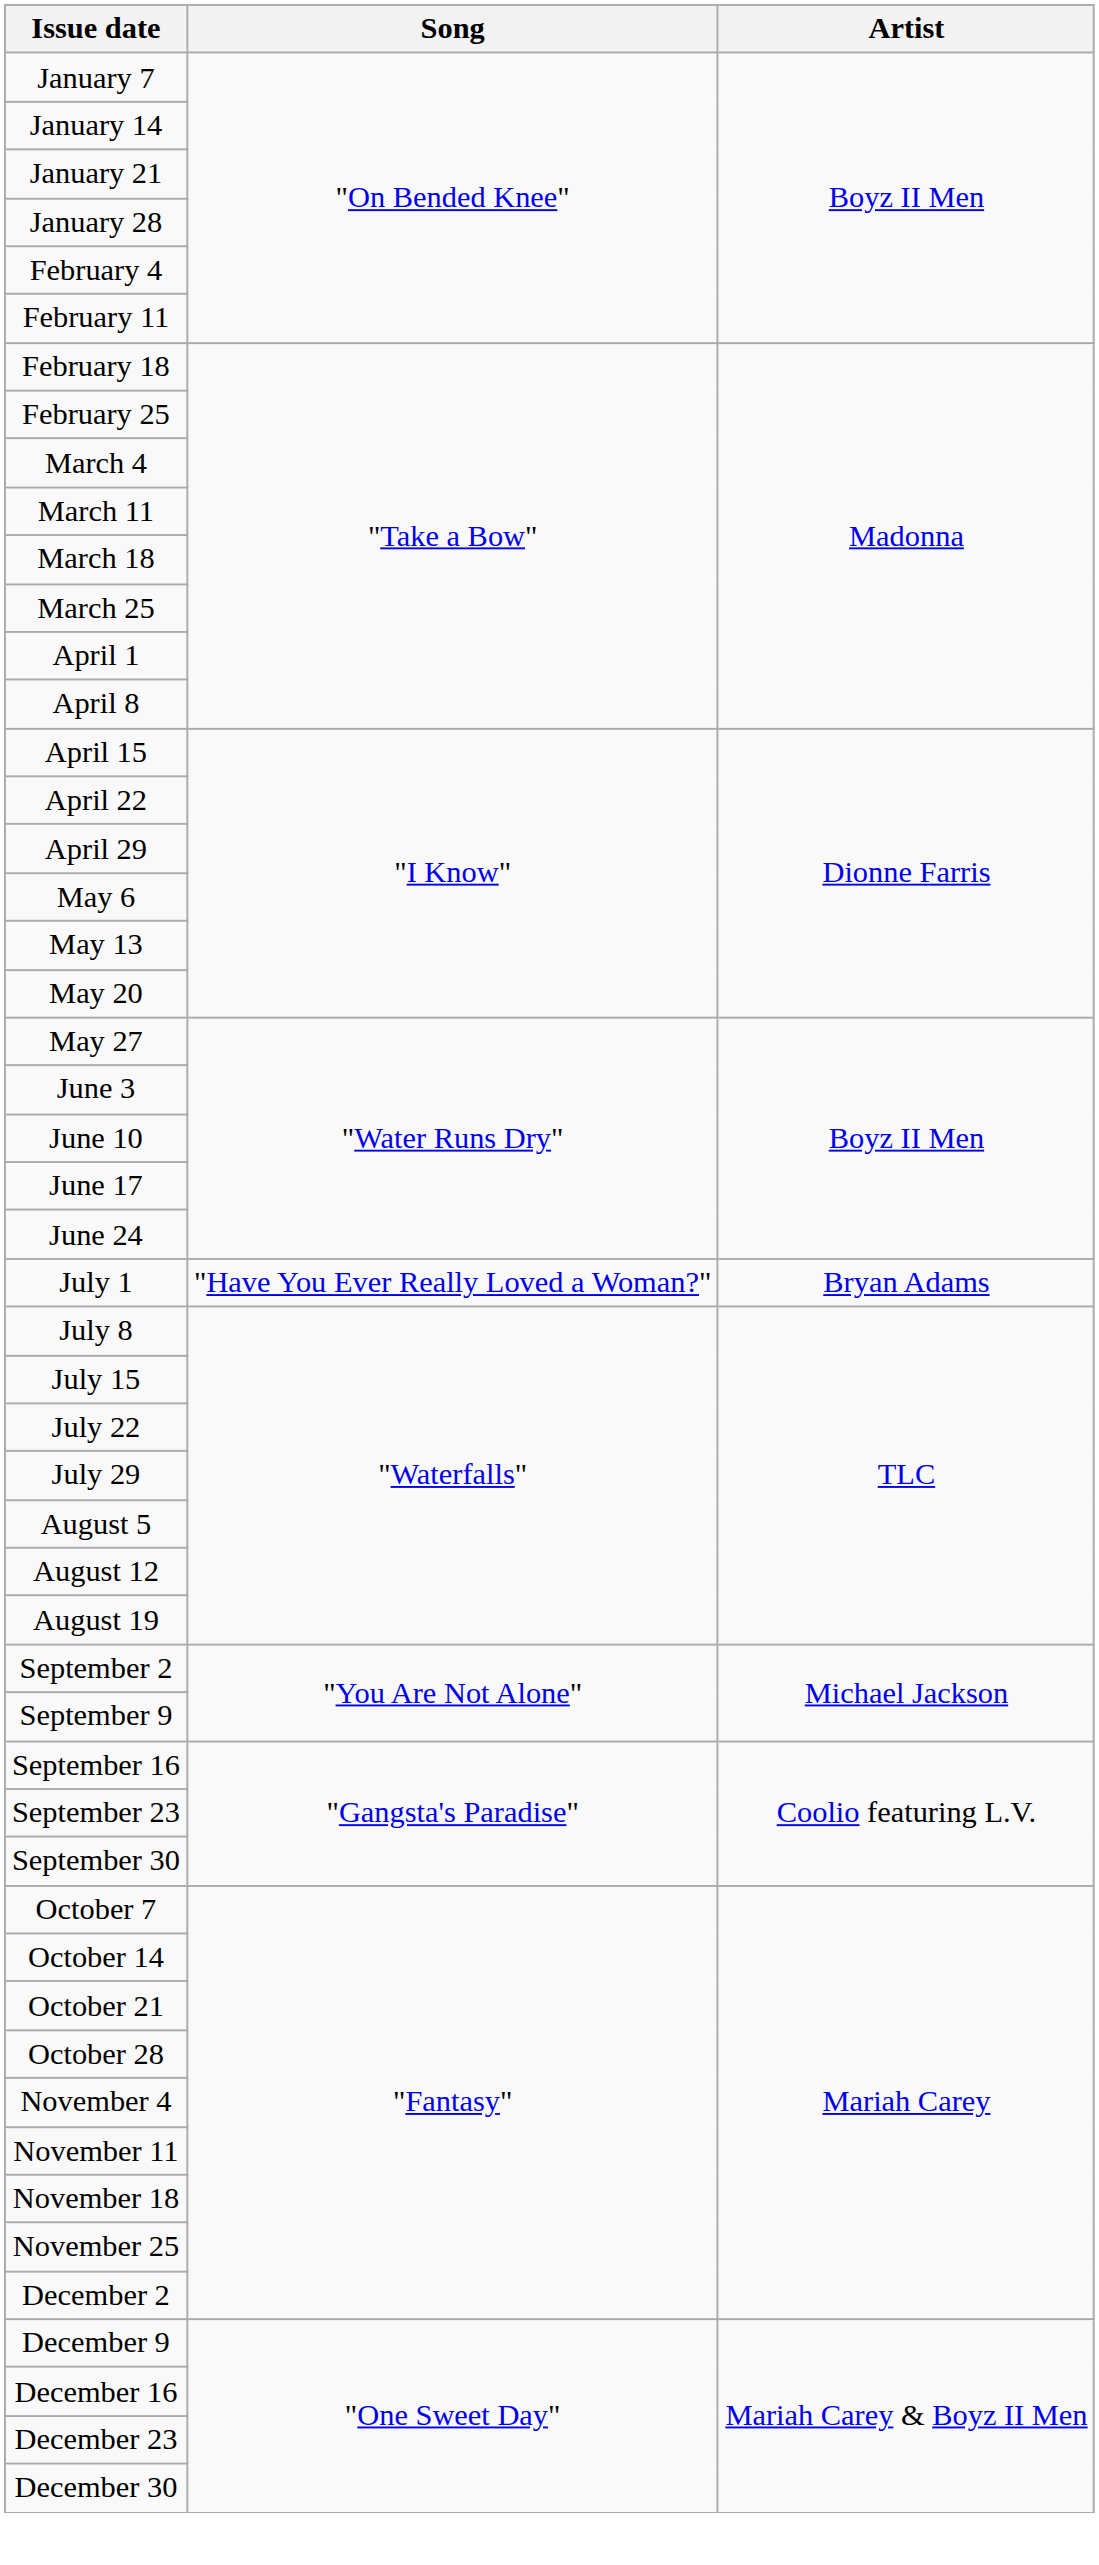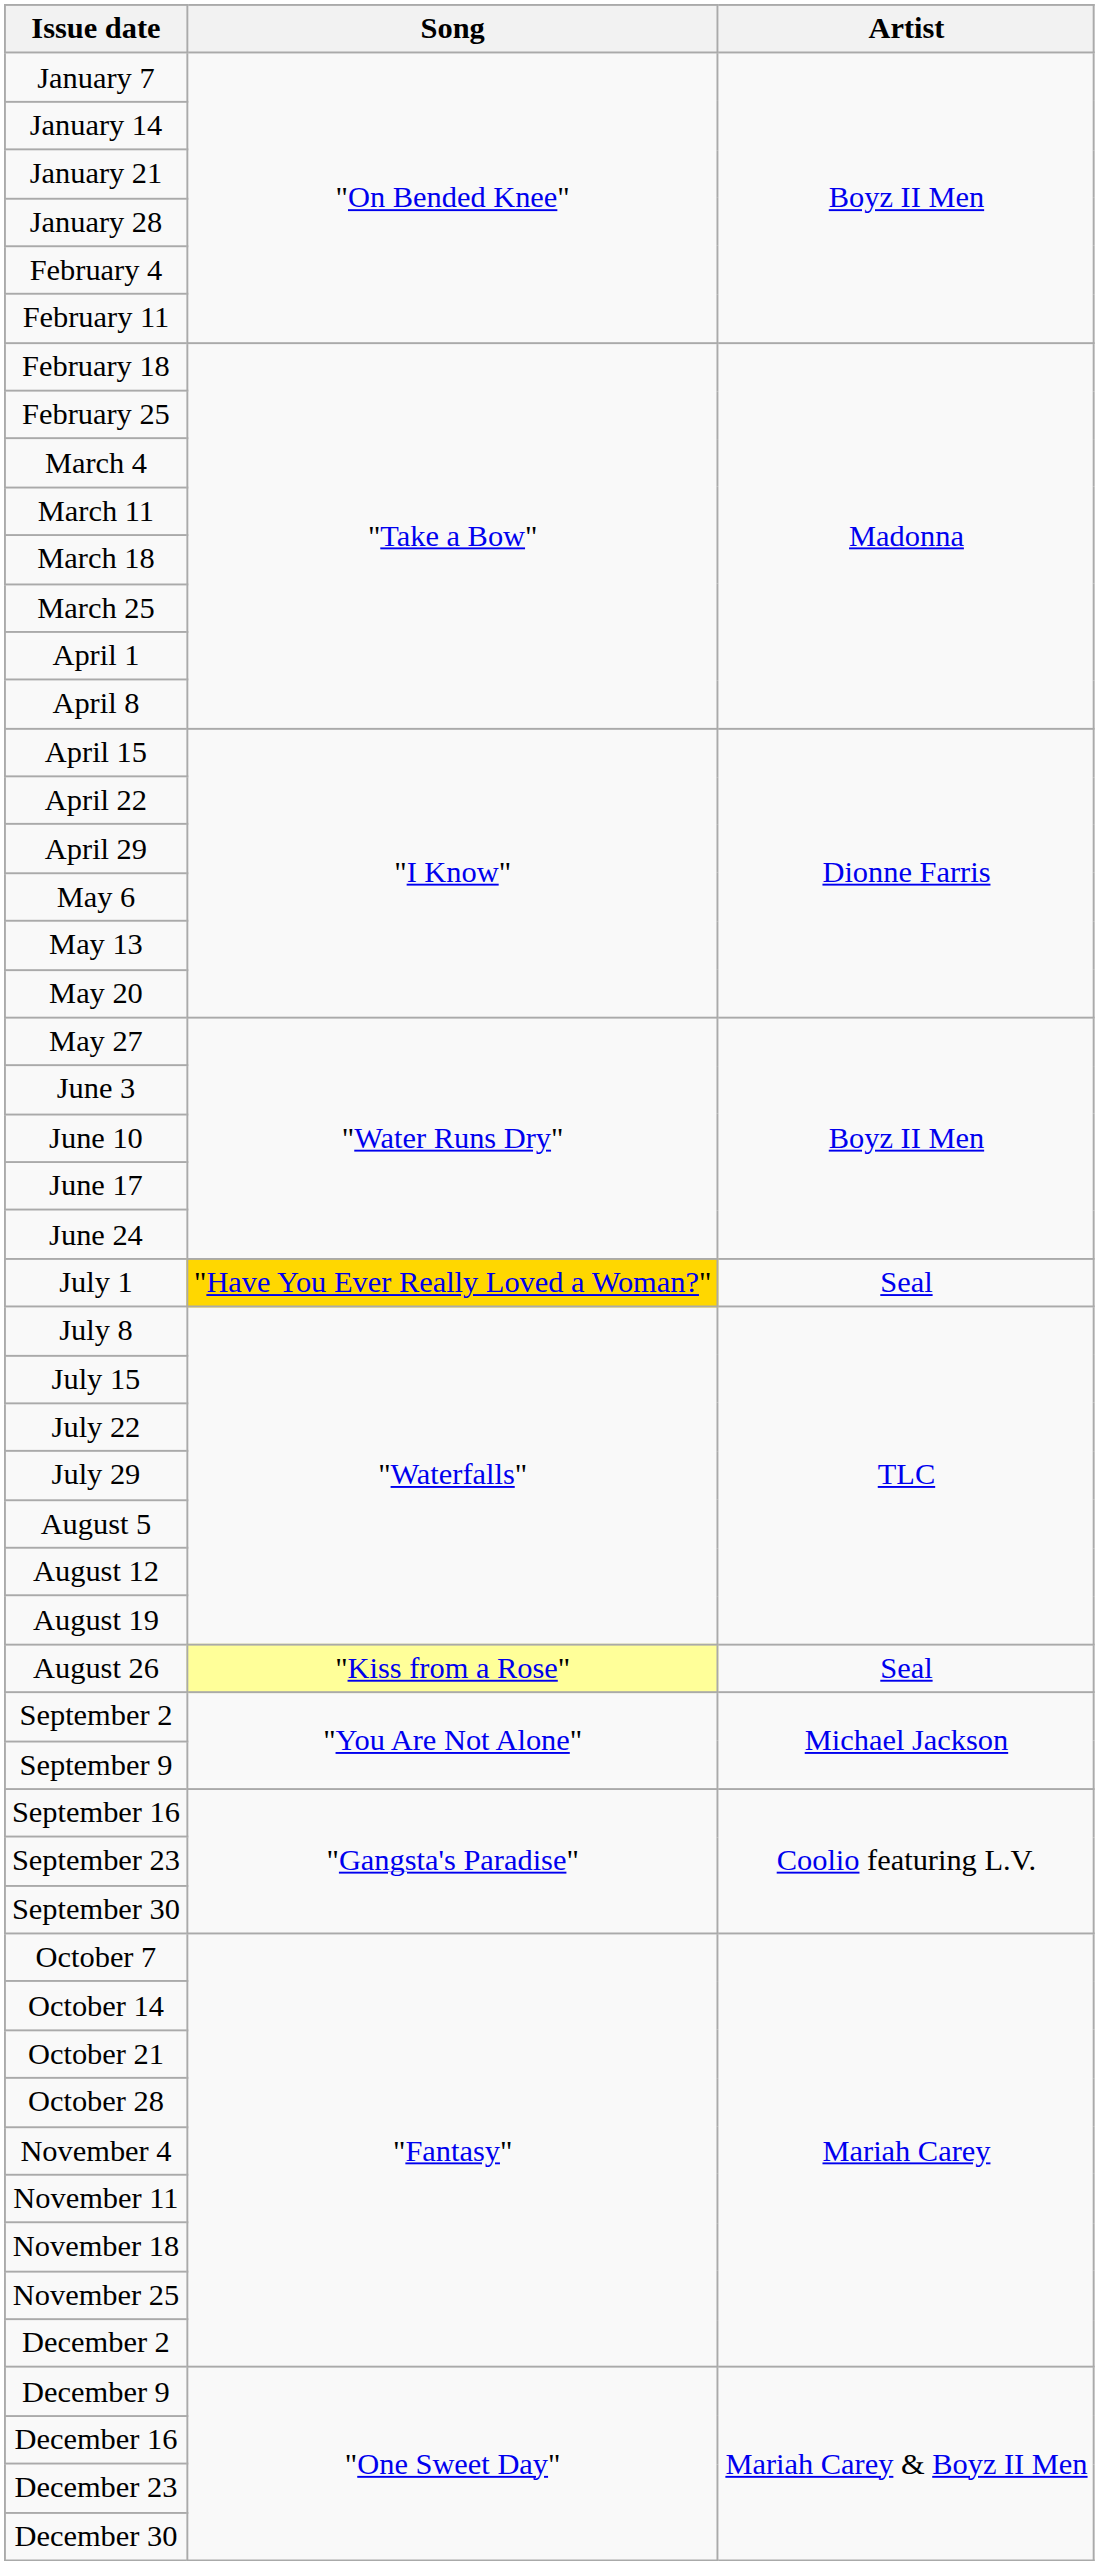(453, 1282) no background -> (453, 1282) gold background
(906, 1282) Bryan Adams -> (906, 1282) Seal
+ row: (96, 1667)
